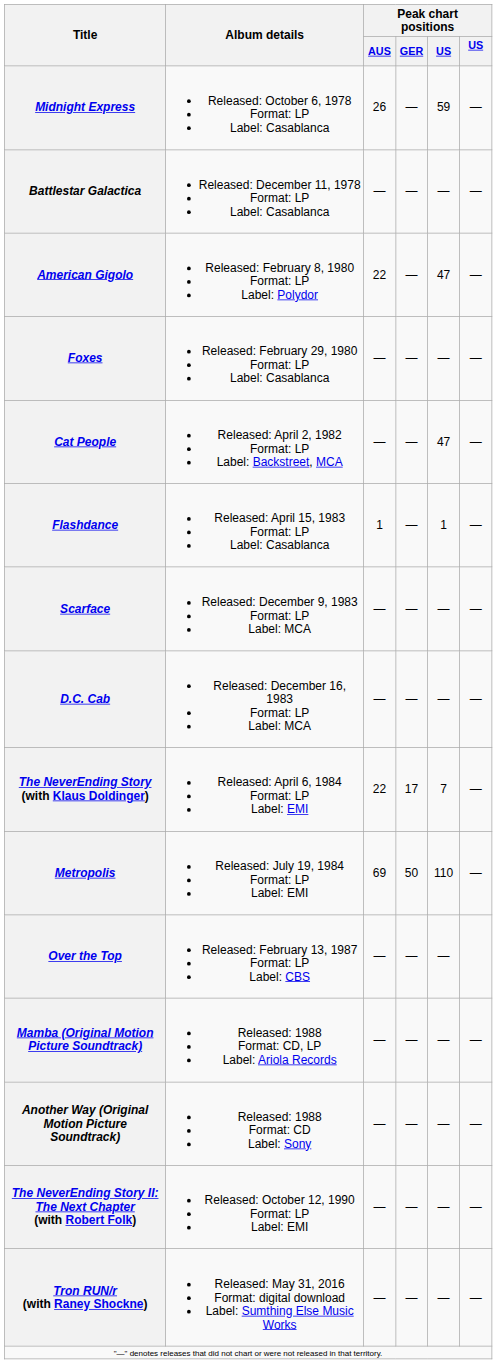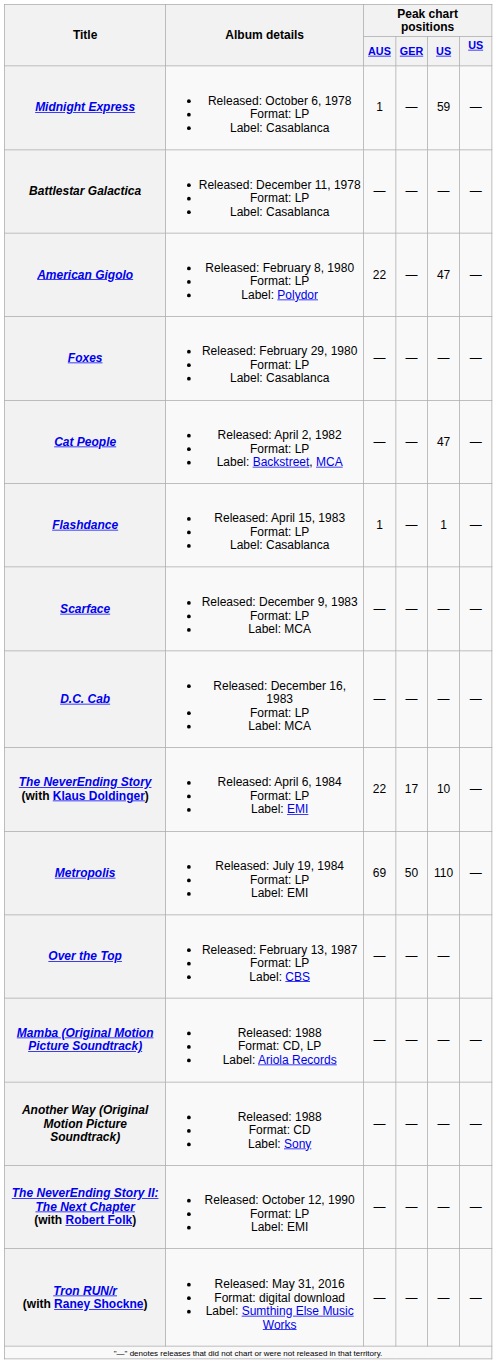(379, 107) 26 -> (379, 107) 1
(444, 789) 7 -> (444, 789) 10
